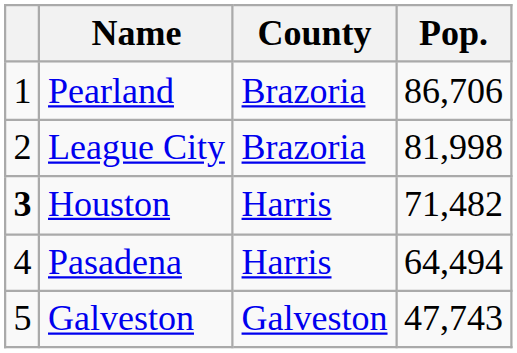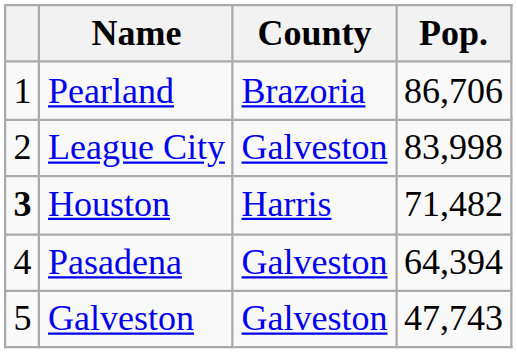(304, 147) Brazoria -> (315, 147) Galveston
(454, 147) 81,998 -> (454, 147) 83,998
(287, 261) Harris -> (315, 261) Galveston
(454, 261) 64,494 -> (454, 261) 64,394
